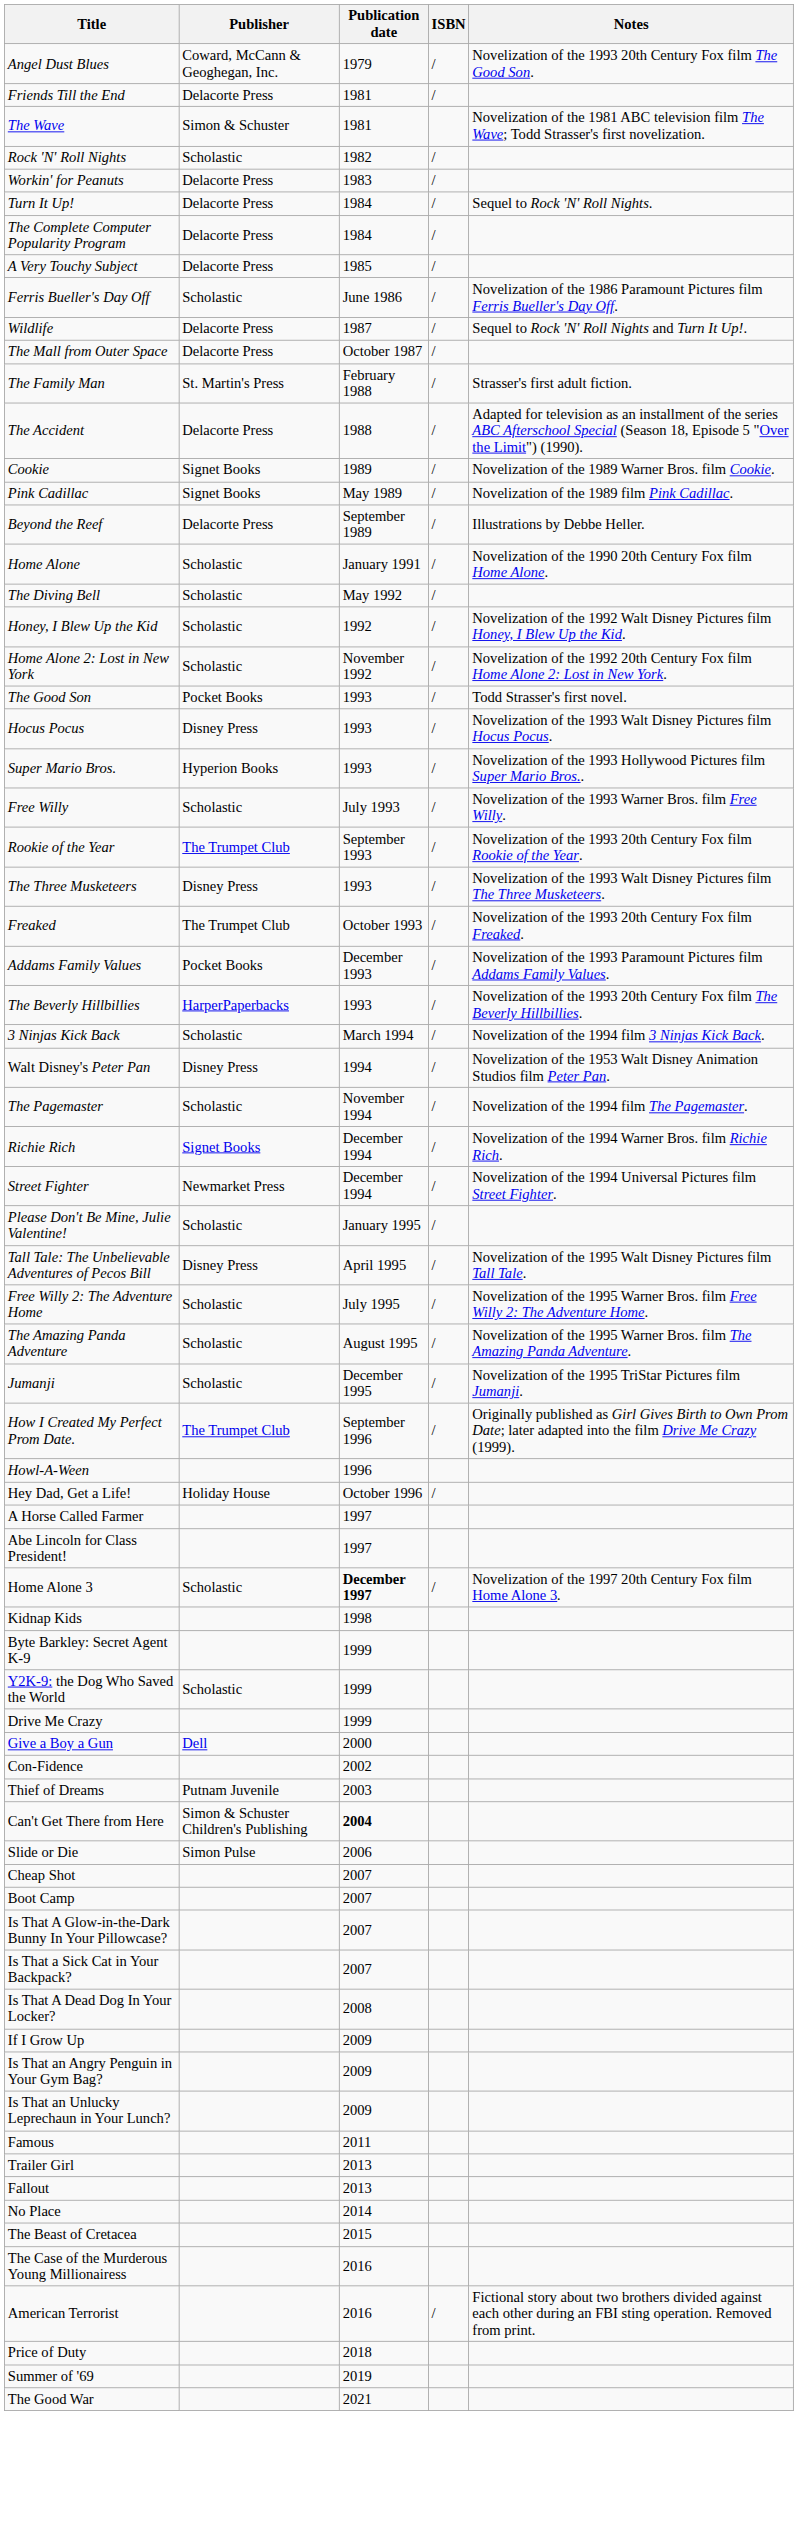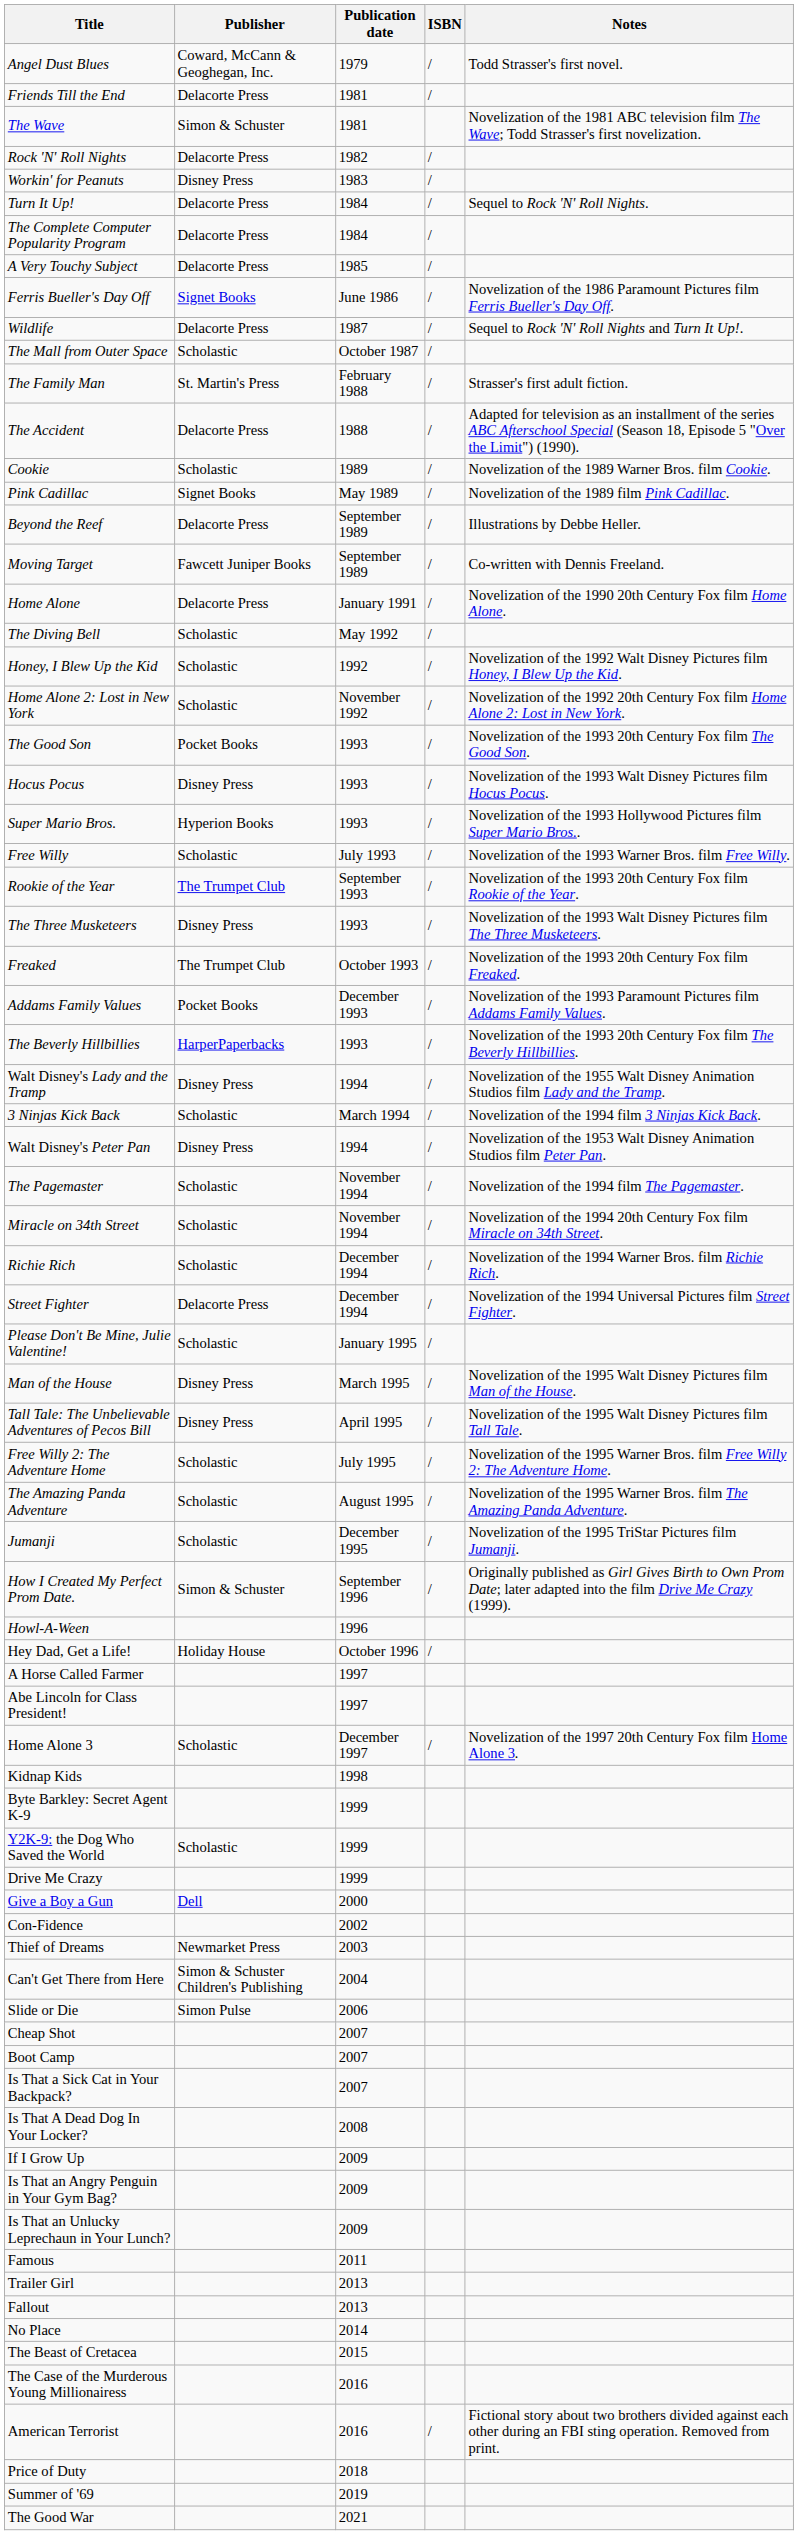(625, 63) Novelization of the 1993 20th Century Fox film The Good Son. -> (546, 63) Todd Strasser's first novel.
(212, 157) Scholastic -> (223, 157) Delacorte Press
(228, 180) Delacorte Press -> (215, 180) Disney Press
(212, 297) Scholastic -> (217, 297) Signet Books
(228, 351) Delacorte Press -> (207, 351) Scholastic
(221, 470) Signet Books -> (207, 470) Scholastic
+ row: (50, 564)
(212, 564) Scholastic -> (223, 603) Delacorte Press
(550, 697) Todd Strasser's first novel. -> (621, 745) Novelization of the 1993 20th Century Fox film The Good Son.
+ row: (88, 1084)
+ row: (73, 1225)
(221, 1146) Signet Books -> (207, 1265) Scholastic
(233, 1186) Newmarket Press -> (223, 1304) Delacorte Press
+ row: (60, 1383)
(236, 1431) The Trumpet Club -> (231, 1588) Simon & Schuster
(374, 1587) bold -> (369, 1745) normal
(231, 1790) Putnam Juvenile -> (229, 1947) Newmarket Press
(357, 1821) bold -> (353, 1979) normal
- row: (89, 1930)
